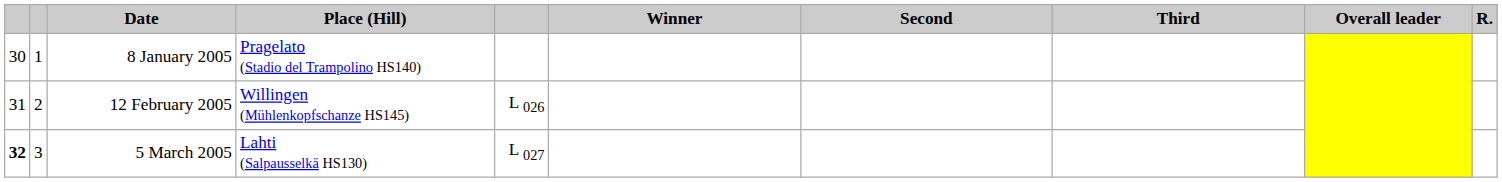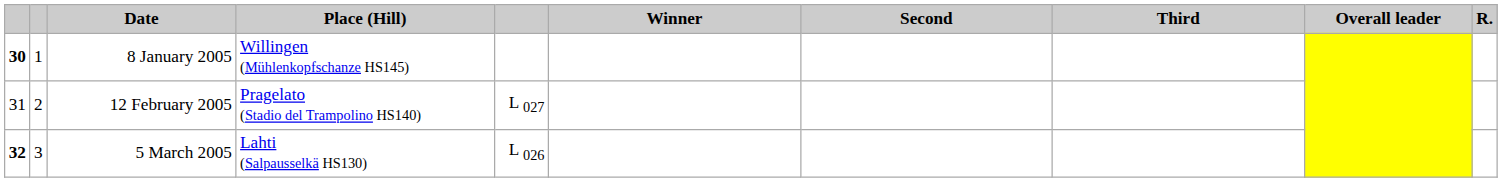(17, 56) normal -> (17, 56) bold
(331, 55) Pragelato (Stadio del Trampolino HS140) -> (325, 55) Willingen (Mühlenkopfschanze HS145)
(325, 103) Willingen (Mühlenkopfschanze HS145) -> (331, 103) Pragelato (Stadio del Trampolino HS140)
(527, 103) L 026 -> (527, 103) L 027
(527, 152) L 027 -> (527, 152) L 026
